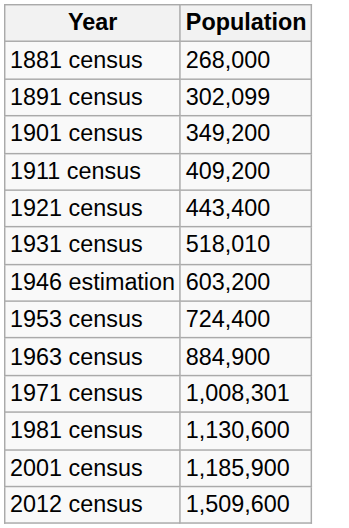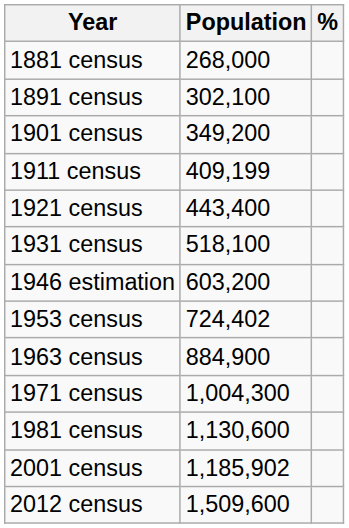+ column: (328, 23)
(228, 97) 302,099 -> (228, 97) 302,100
(228, 171) 409,200 -> (228, 171) 409,199
(228, 245) 518,010 -> (228, 245) 518,100
(228, 319) 724,400 -> (228, 319) 724,402
(238, 393) 1,008,301 -> (238, 393) 1,004,300
(238, 467) 1,185,900 -> (238, 467) 1,185,902
